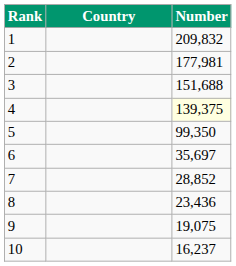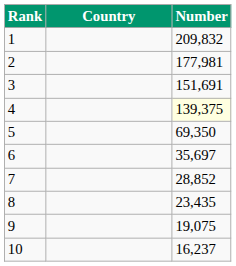(199, 86) 151,688 -> (199, 86) 151,691
(196, 132) 99,350 -> (196, 132) 69,350
(196, 202) 23,436 -> (196, 202) 23,435
